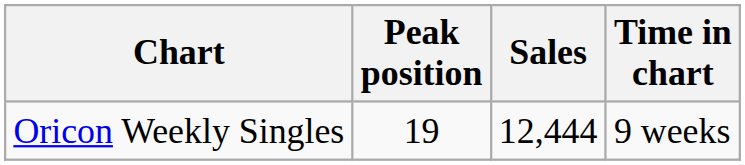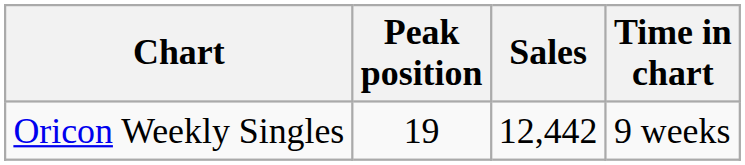(548, 130) 12,444 -> (548, 130) 12,442
